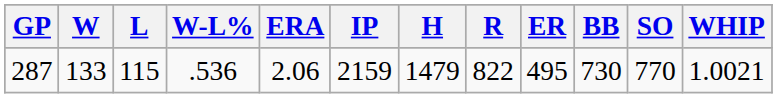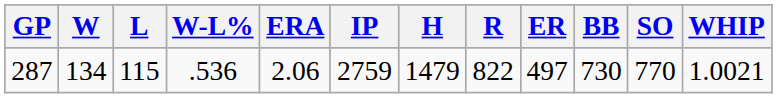(86, 69) 133 -> (86, 69) 134
(365, 69) 2159 -> (365, 69) 2759
(547, 69) 495 -> (547, 69) 497
